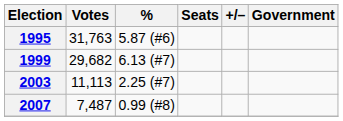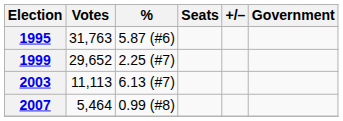(90, 60) 29,682 -> (90, 60) 29,652
(147, 60) 6.13 (#7) -> (147, 60) 2.25 (#7)
(147, 82) 2.25 (#7) -> (147, 82) 6.13 (#7)
(94, 104) 7,487 -> (94, 104) 5,464
